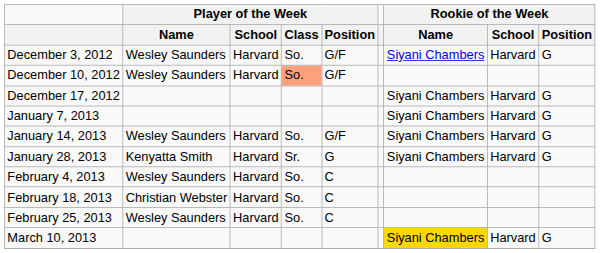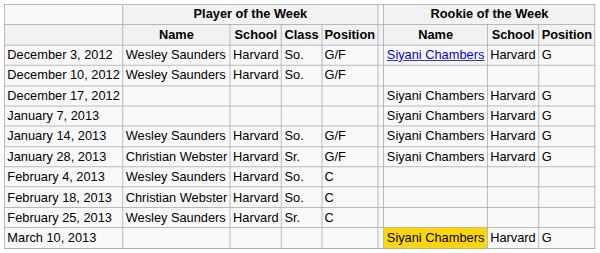(294, 75) lightsalmon background -> (294, 75) no background
(169, 156) Kenyatta Smith -> (176, 156) Christian Webster
(330, 156) G -> (335, 156) G/F
(294, 217) So. -> (292, 217) Sr.
